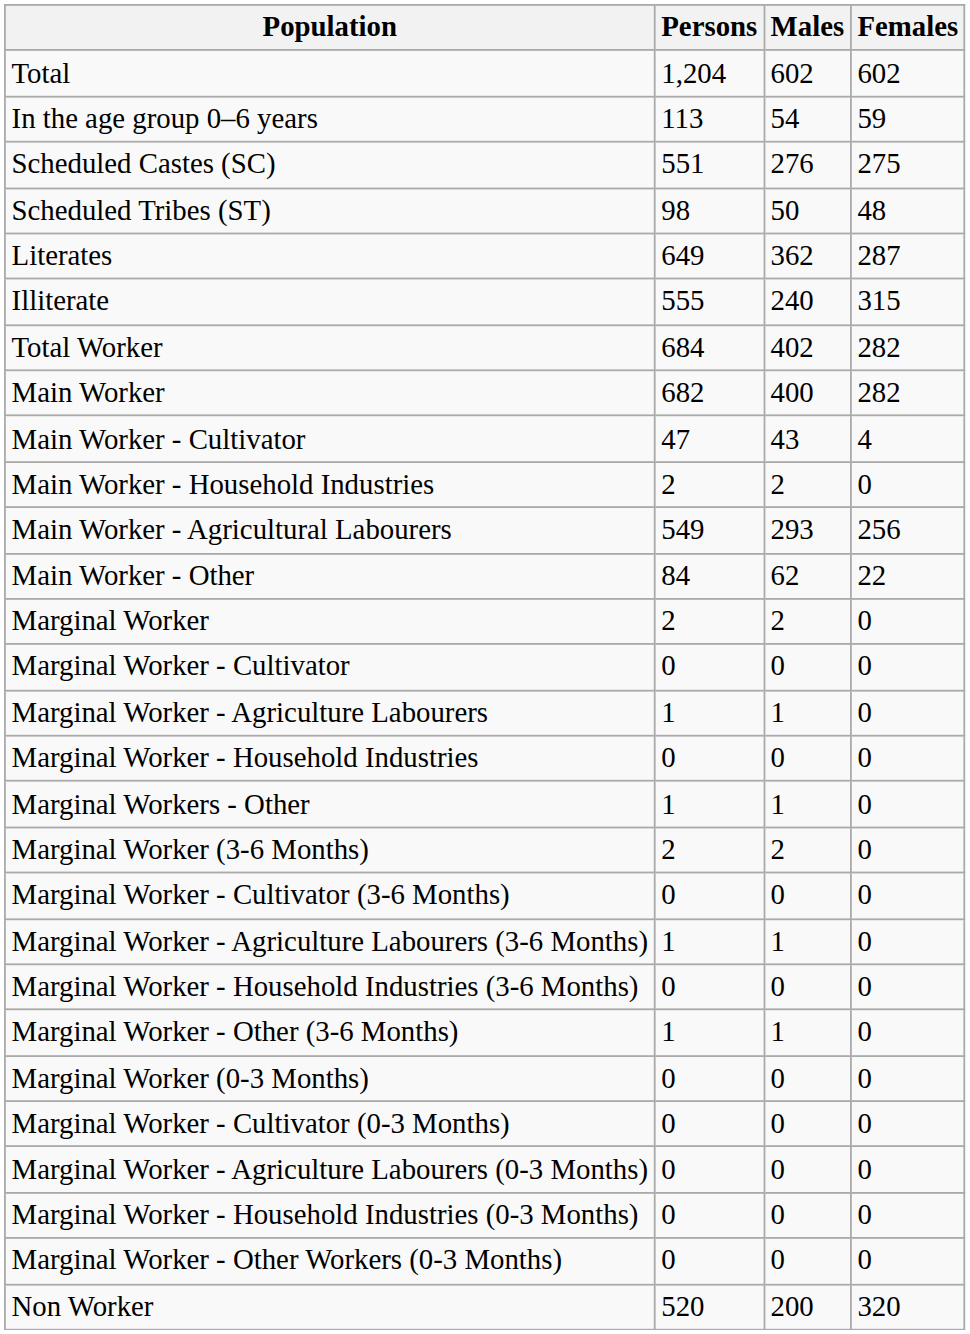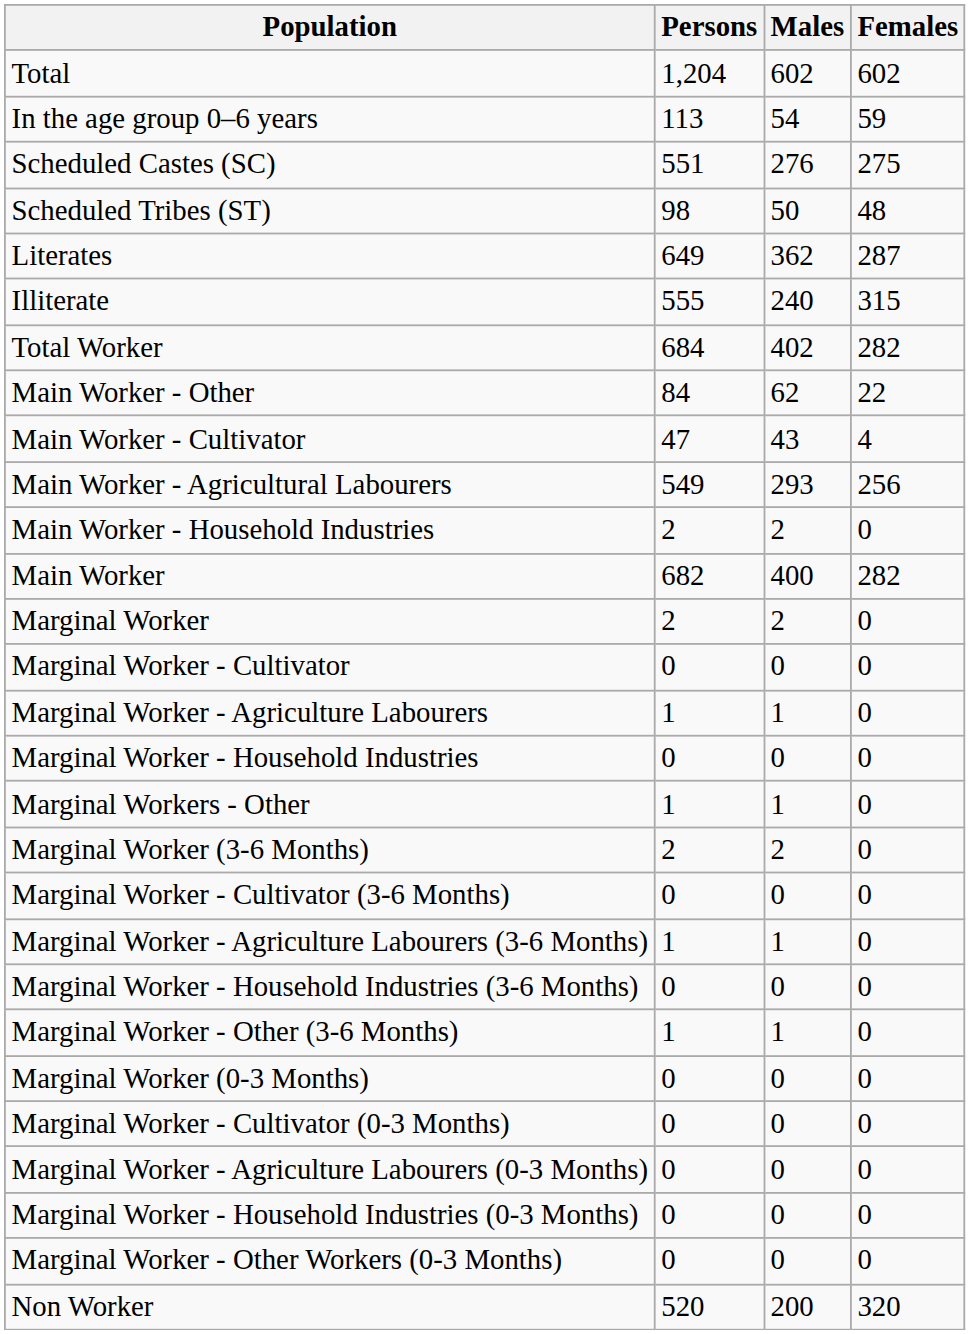rows swapped: (88, 392) <-> (133, 575)
rows swapped: (232, 529) <-> (223, 484)
